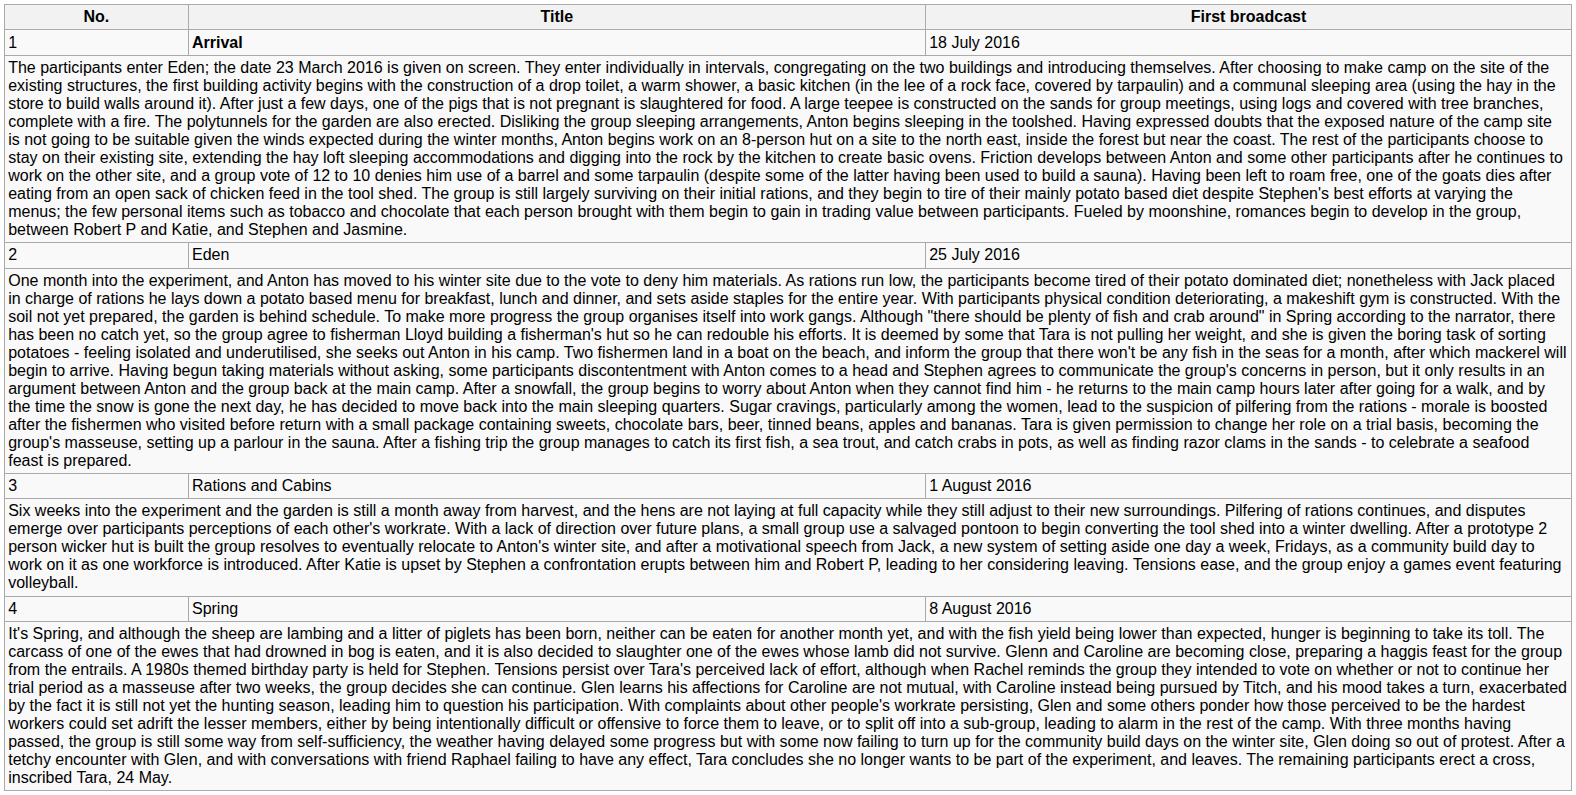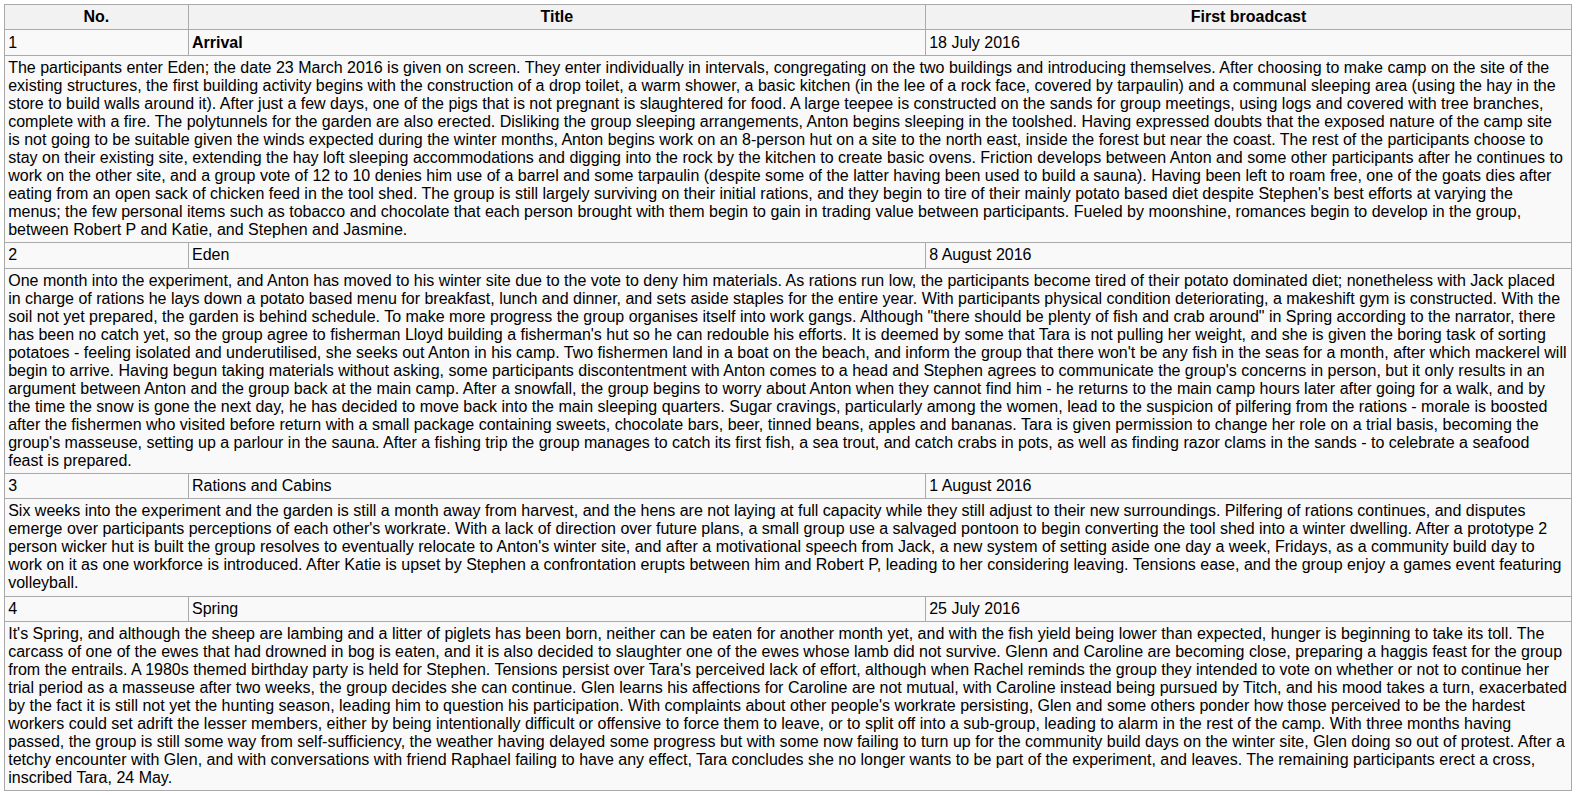(975, 255) 25 July 2016 -> (980, 255) 8 August 2016
(980, 608) 8 August 2016 -> (975, 608) 25 July 2016
